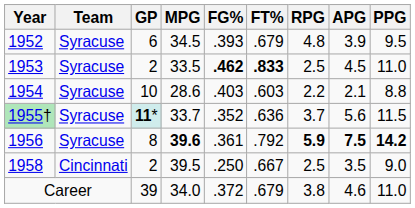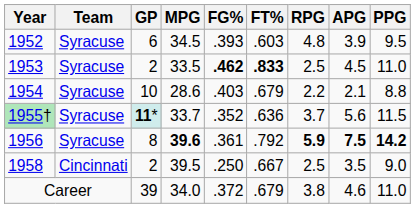(268, 42) .679 -> (268, 42) .603
(268, 91) .603 -> (268, 91) .679
